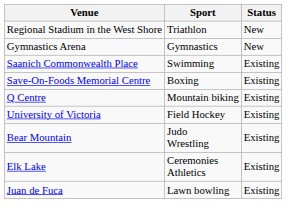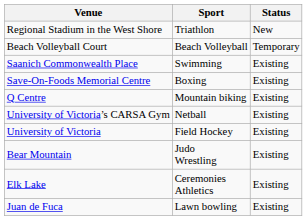- row: (46, 47)
+ row: (57, 47)
+ row: (88, 115)
